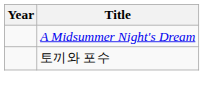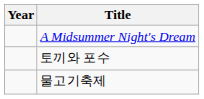+ row: (73, 81)
